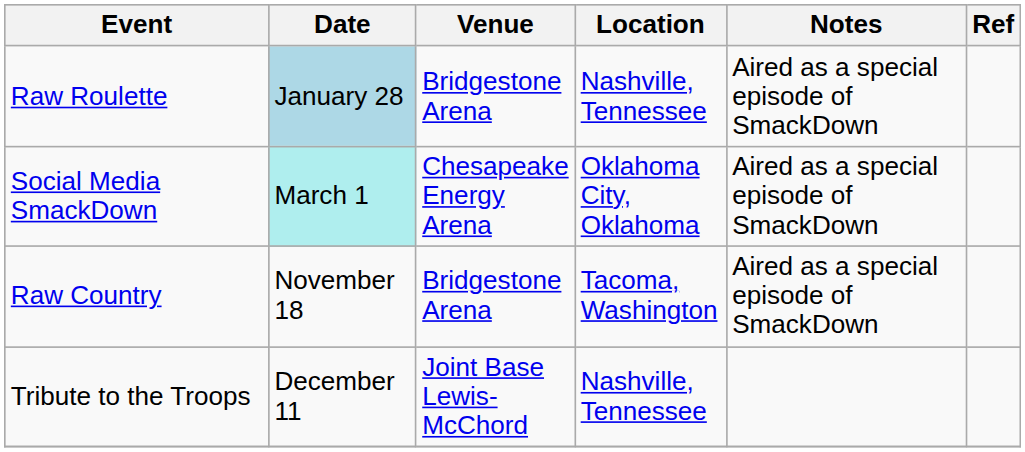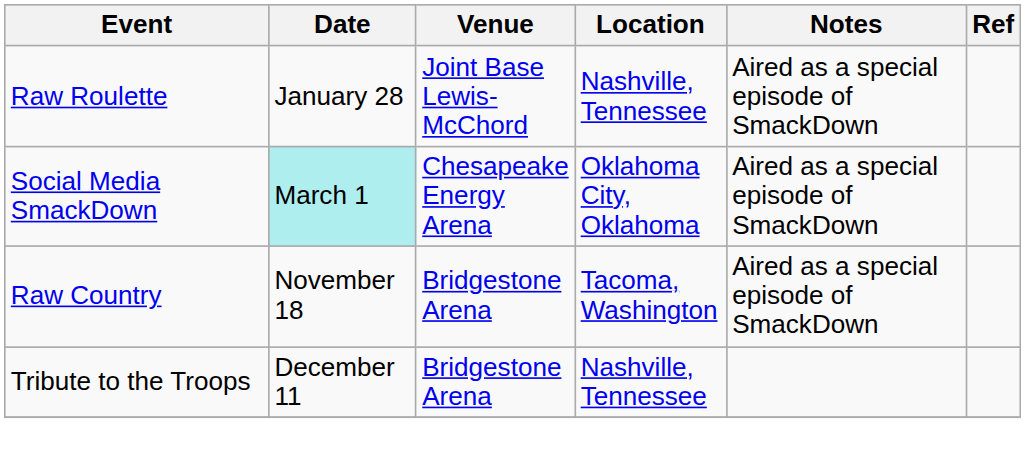(339, 95) lightblue background -> (339, 95) no background
(492, 95) Bridgestone Arena -> (483, 95) Joint Base Lewis-McChord
(483, 396) Joint Base Lewis-McChord -> (492, 381) Bridgestone Arena
